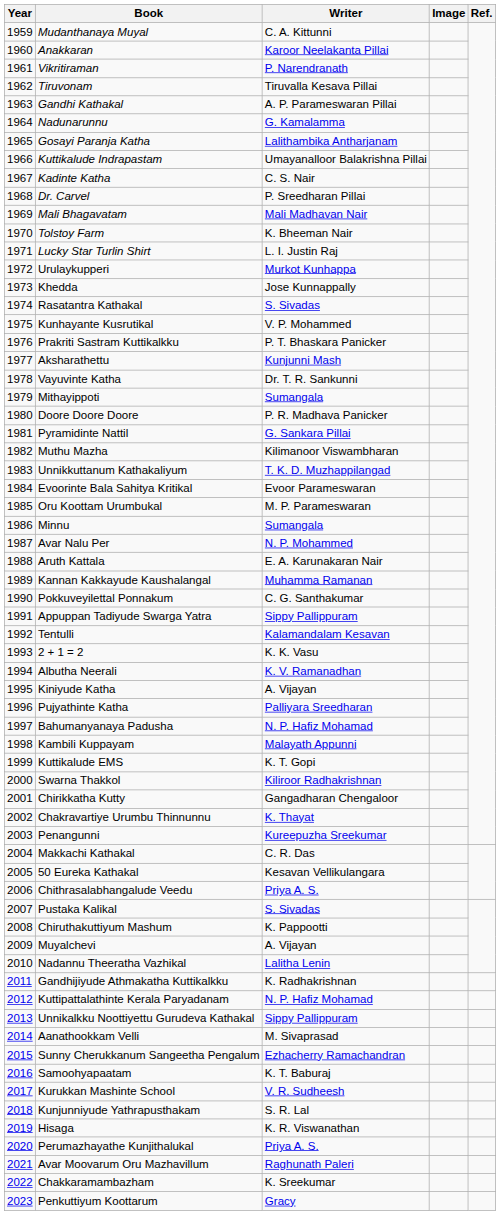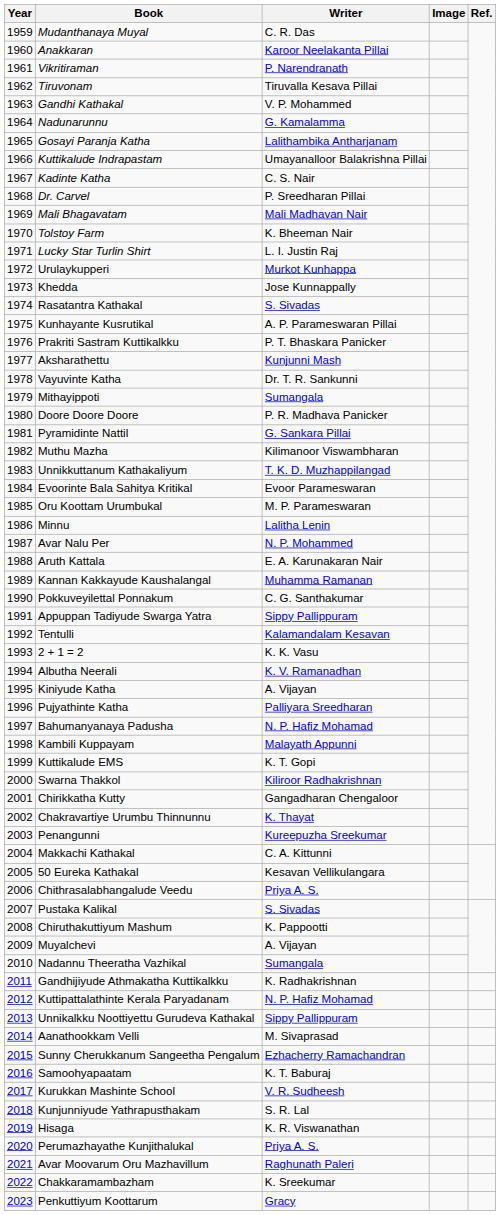(298, 31) C. A. Kittunni -> (290, 31) C. R. Das
(331, 104) A. P. Parameswaran Pillai -> (308, 104) V. P. Mohammed
(308, 324) V. P. Mohammed -> (331, 324) A. P. Parameswaran Pillai
(294, 525) Sumangala -> (298, 525) Lalitha Lenin
(290, 854) C. R. Das -> (298, 854) C. A. Kittunni
(298, 963) Lalitha Lenin -> (294, 963) Sumangala
